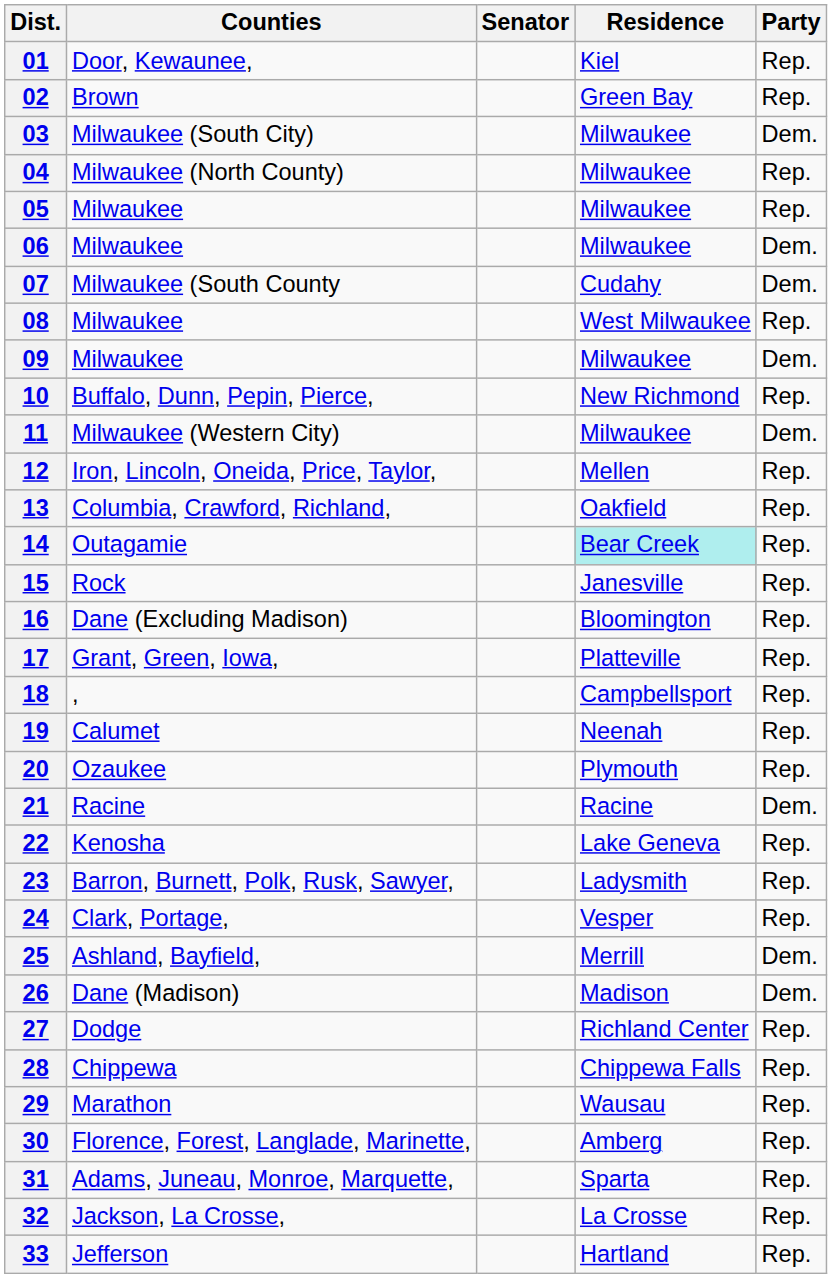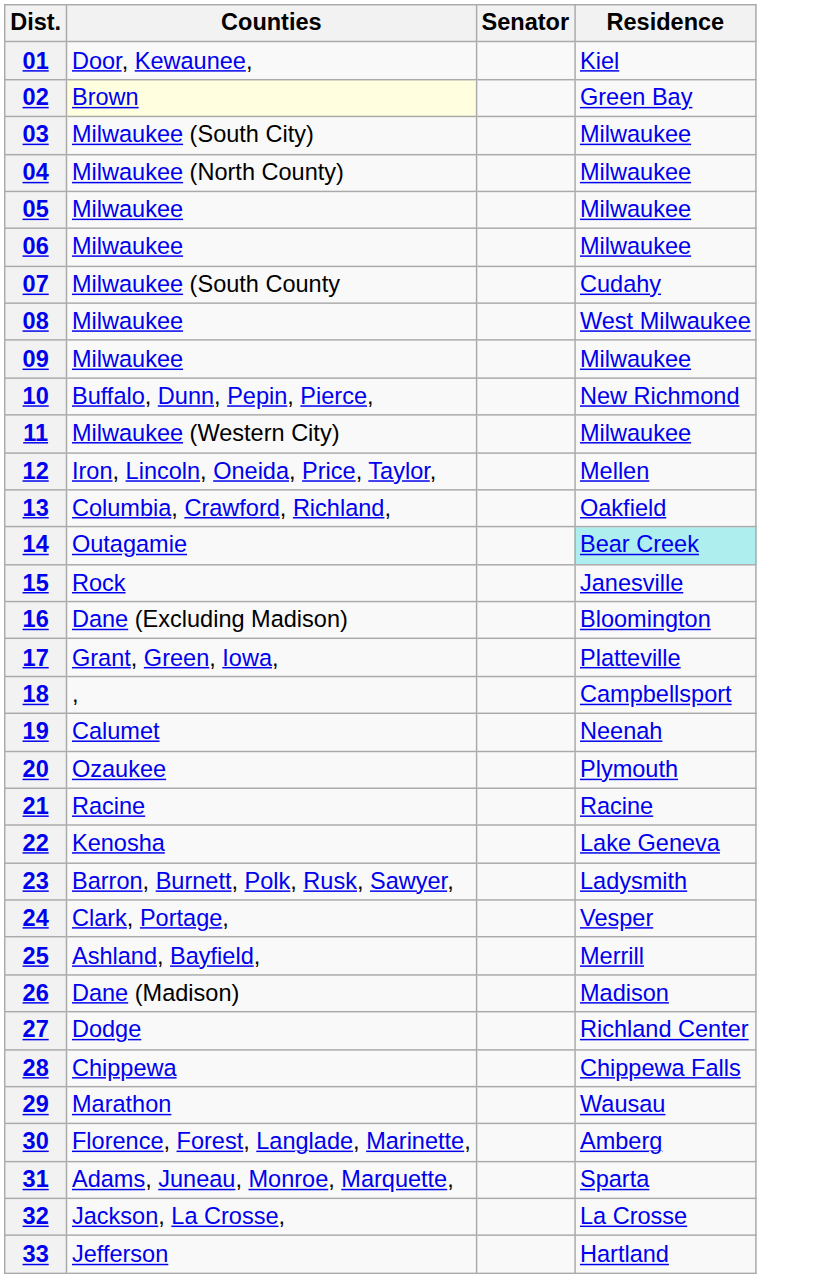- column: (791, 23)
(105, 97) no background -> (105, 97) lightyellow background
